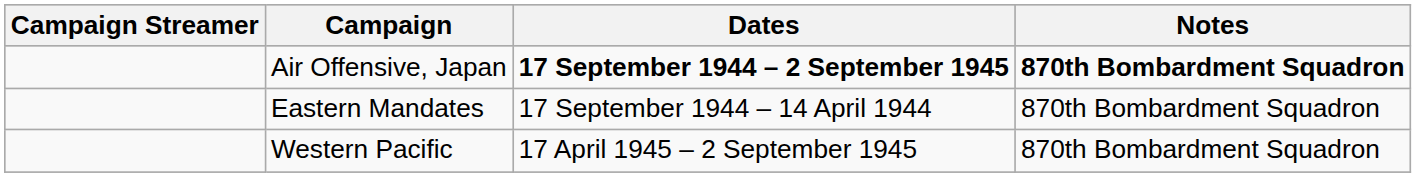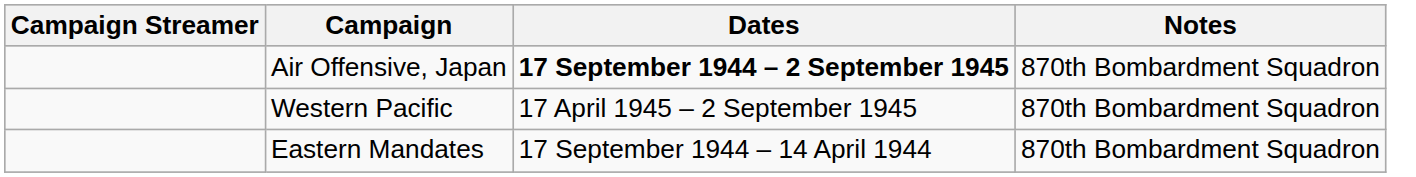(1213, 66) bold -> (1200, 66) normal
rows swapped: (377, 108) <-> (362, 150)
